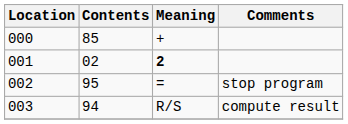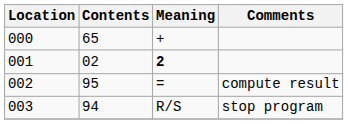(90, 39) 85 -> (90, 39) 65
(272, 85) stop program -> (281, 85) compute result
(281, 108) compute result -> (272, 108) stop program
